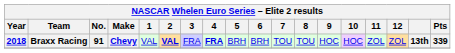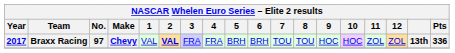(16, 41) 2018 -> (16, 41) 2017
(99, 41) 91 -> (99, 41) 97
(214, 41) bold -> (214, 41) normal
(440, 41) 339 -> (440, 41) 336
